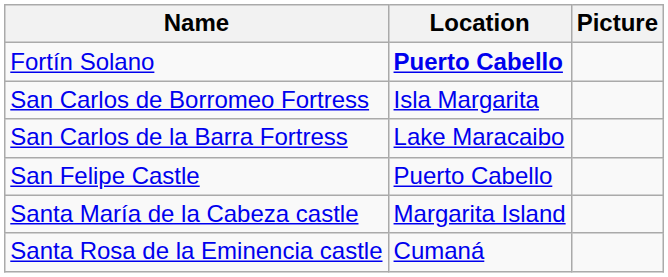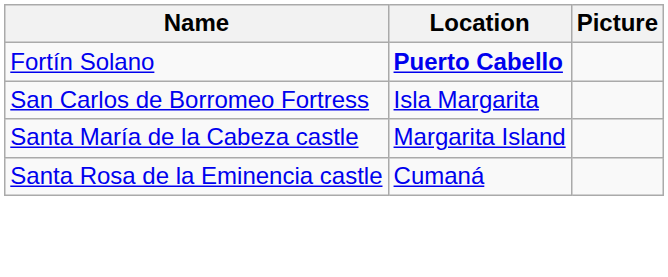- row: (179, 137)
- row: (105, 175)
